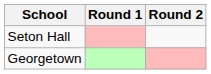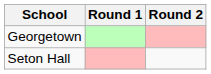rows swapped: (45, 58) <-> (39, 36)
